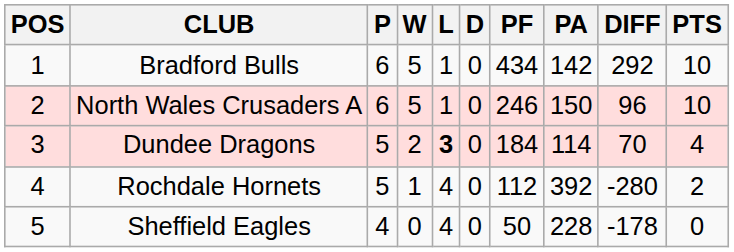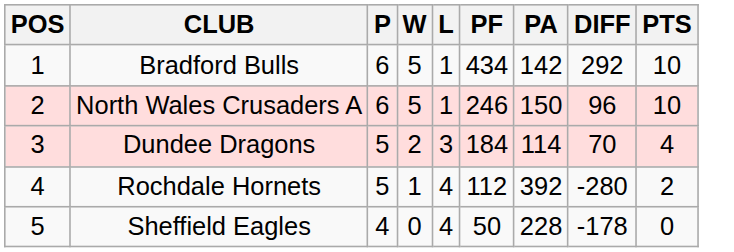- column: (475, 24)
(446, 145) bold -> (446, 145) normal
